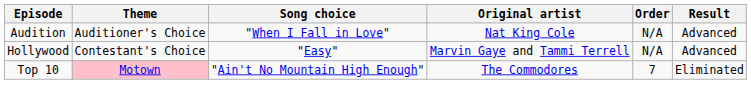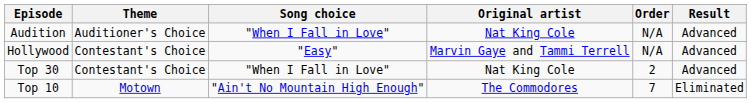+ row: (38, 70)
(140, 70) pink background -> (140, 88) no background
